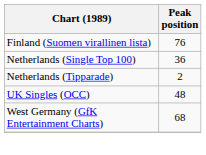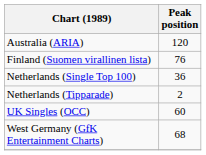+ row: (45, 42)
(180, 94) 48 -> (180, 111) 60
